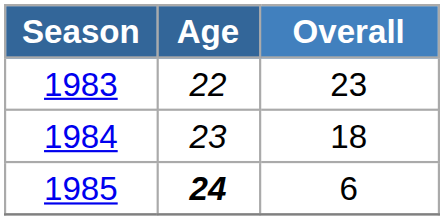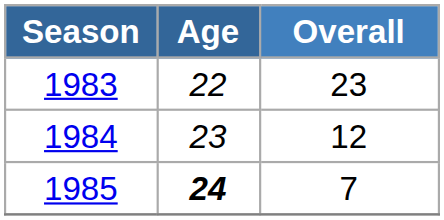(349, 136) 18 -> (349, 136) 12
(349, 189) 6 -> (349, 189) 7
